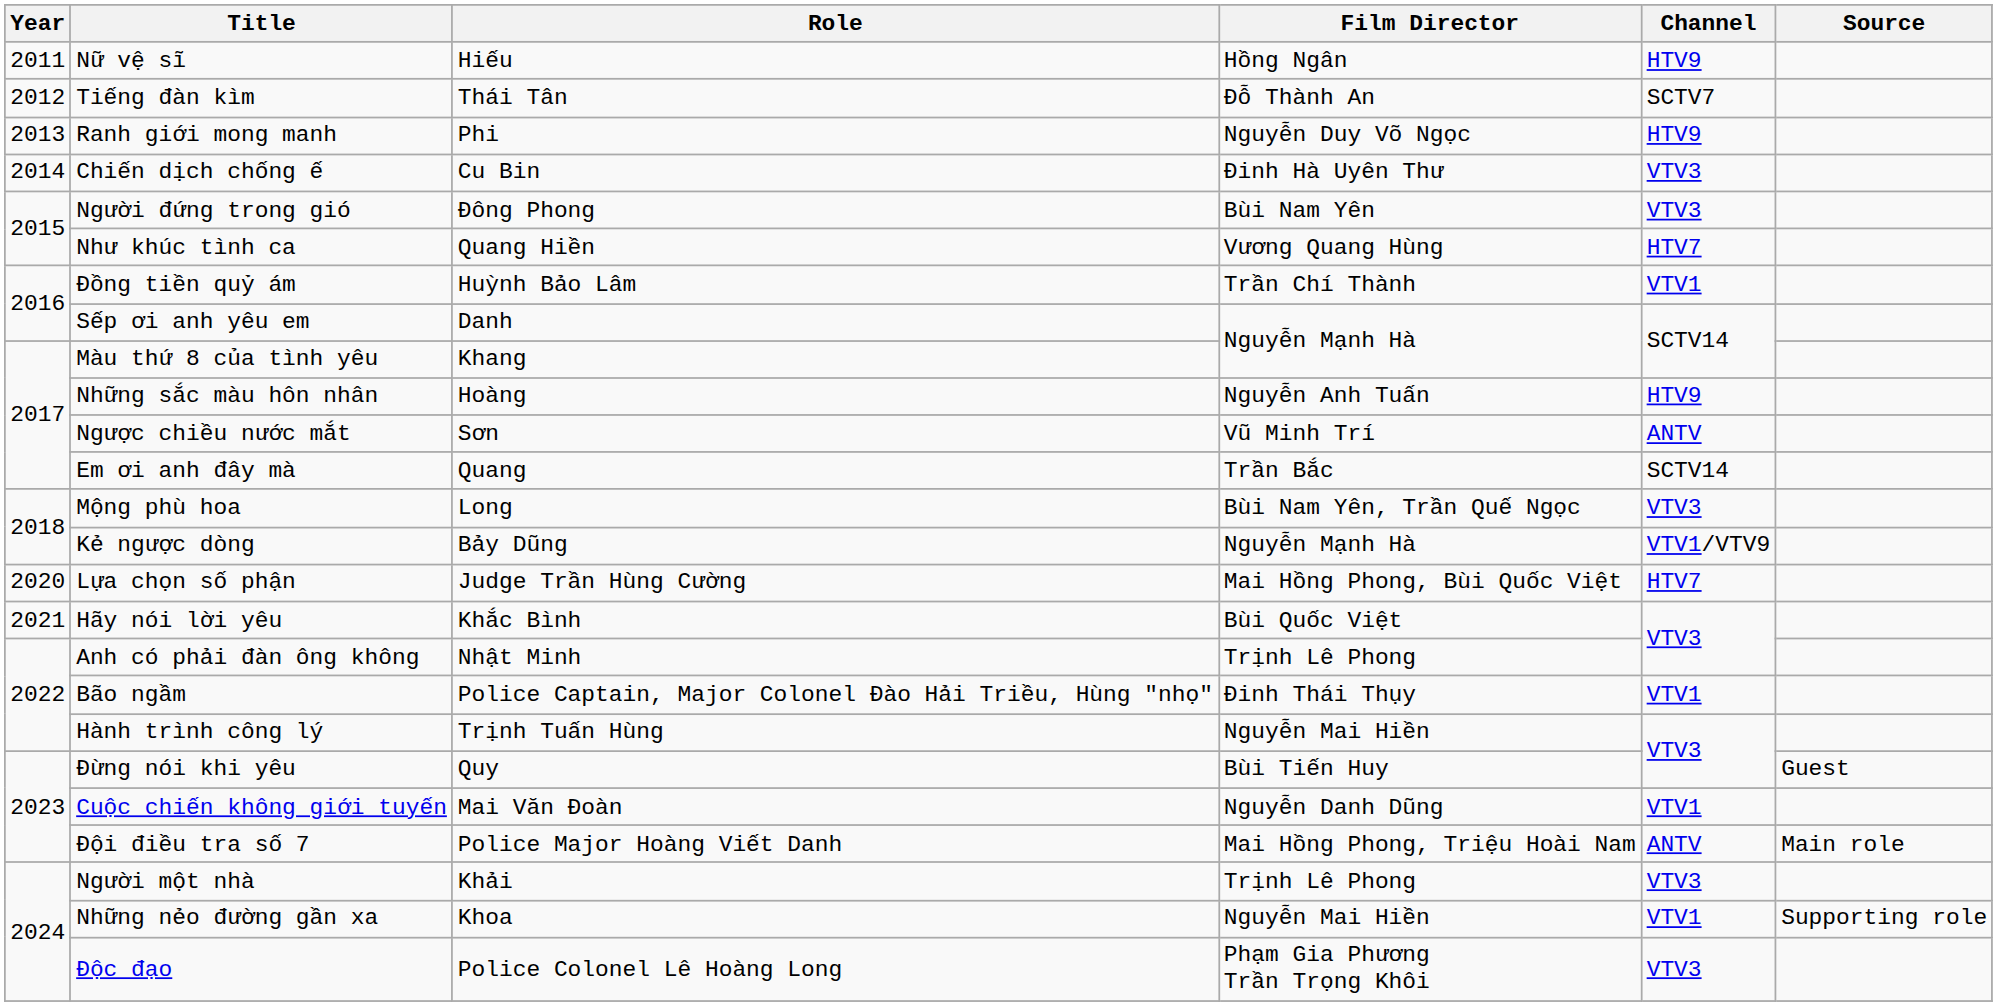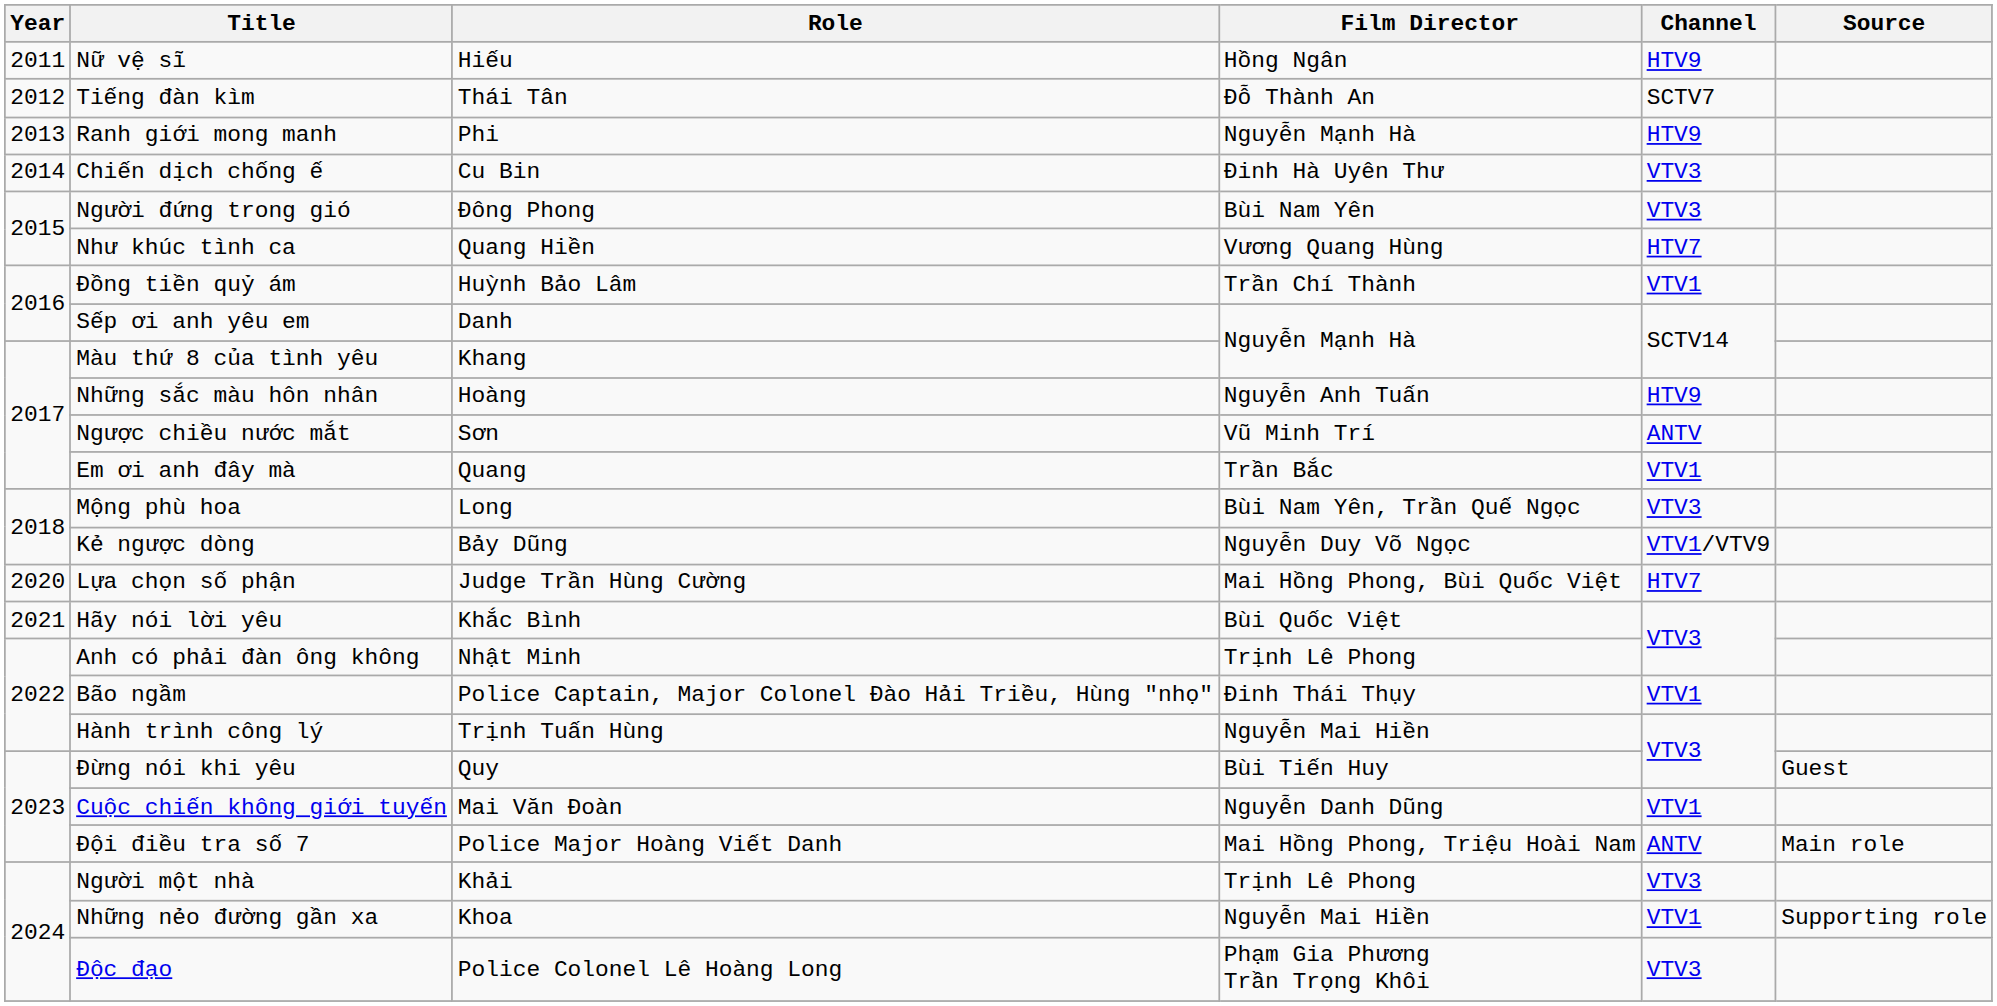(1347, 135) Nguyễn Duy Võ Ngọc -> (1320, 135) Nguyễn Mạnh Hà
(1688, 471) SCTV14 -> (1674, 471) VTV1
(1320, 546) Nguyễn Mạnh Hà -> (1347, 546) Nguyễn Duy Võ Ngọc
